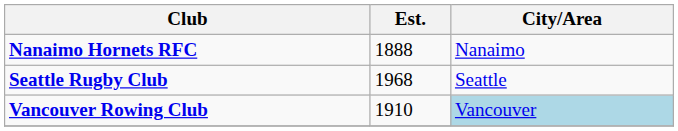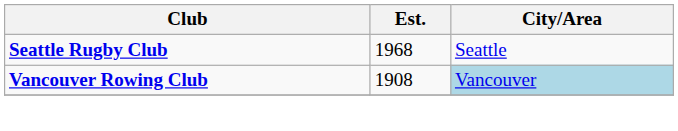- row: (103, 49)
(394, 110) 1910 -> (394, 79) 1908
